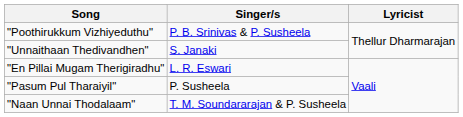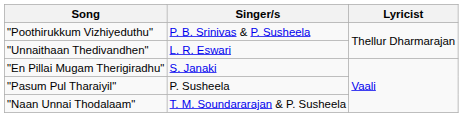(193, 50) S. Janaki -> (200, 50) L. R. Eswari
(200, 68) L. R. Eswari -> (193, 68) S. Janaki
